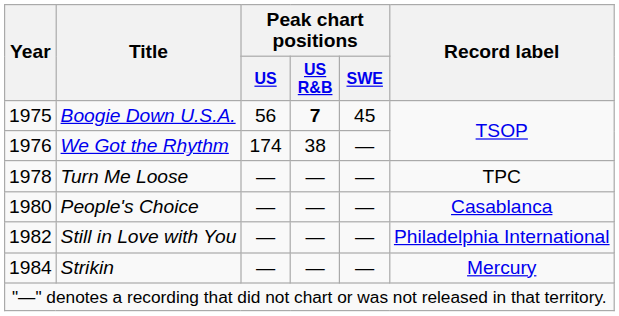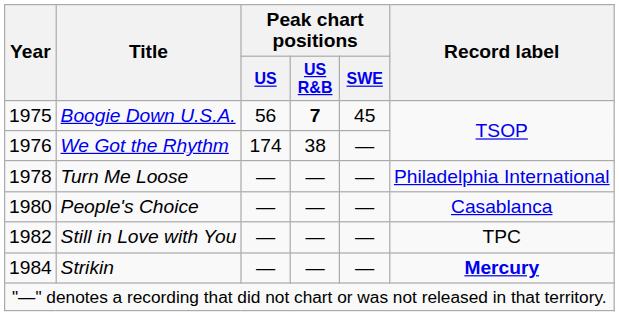(502, 176) TPC -> (502, 176) Philadelphia International
(502, 237) Philadelphia International -> (502, 237) TPC
(502, 267) normal -> (502, 267) bold
